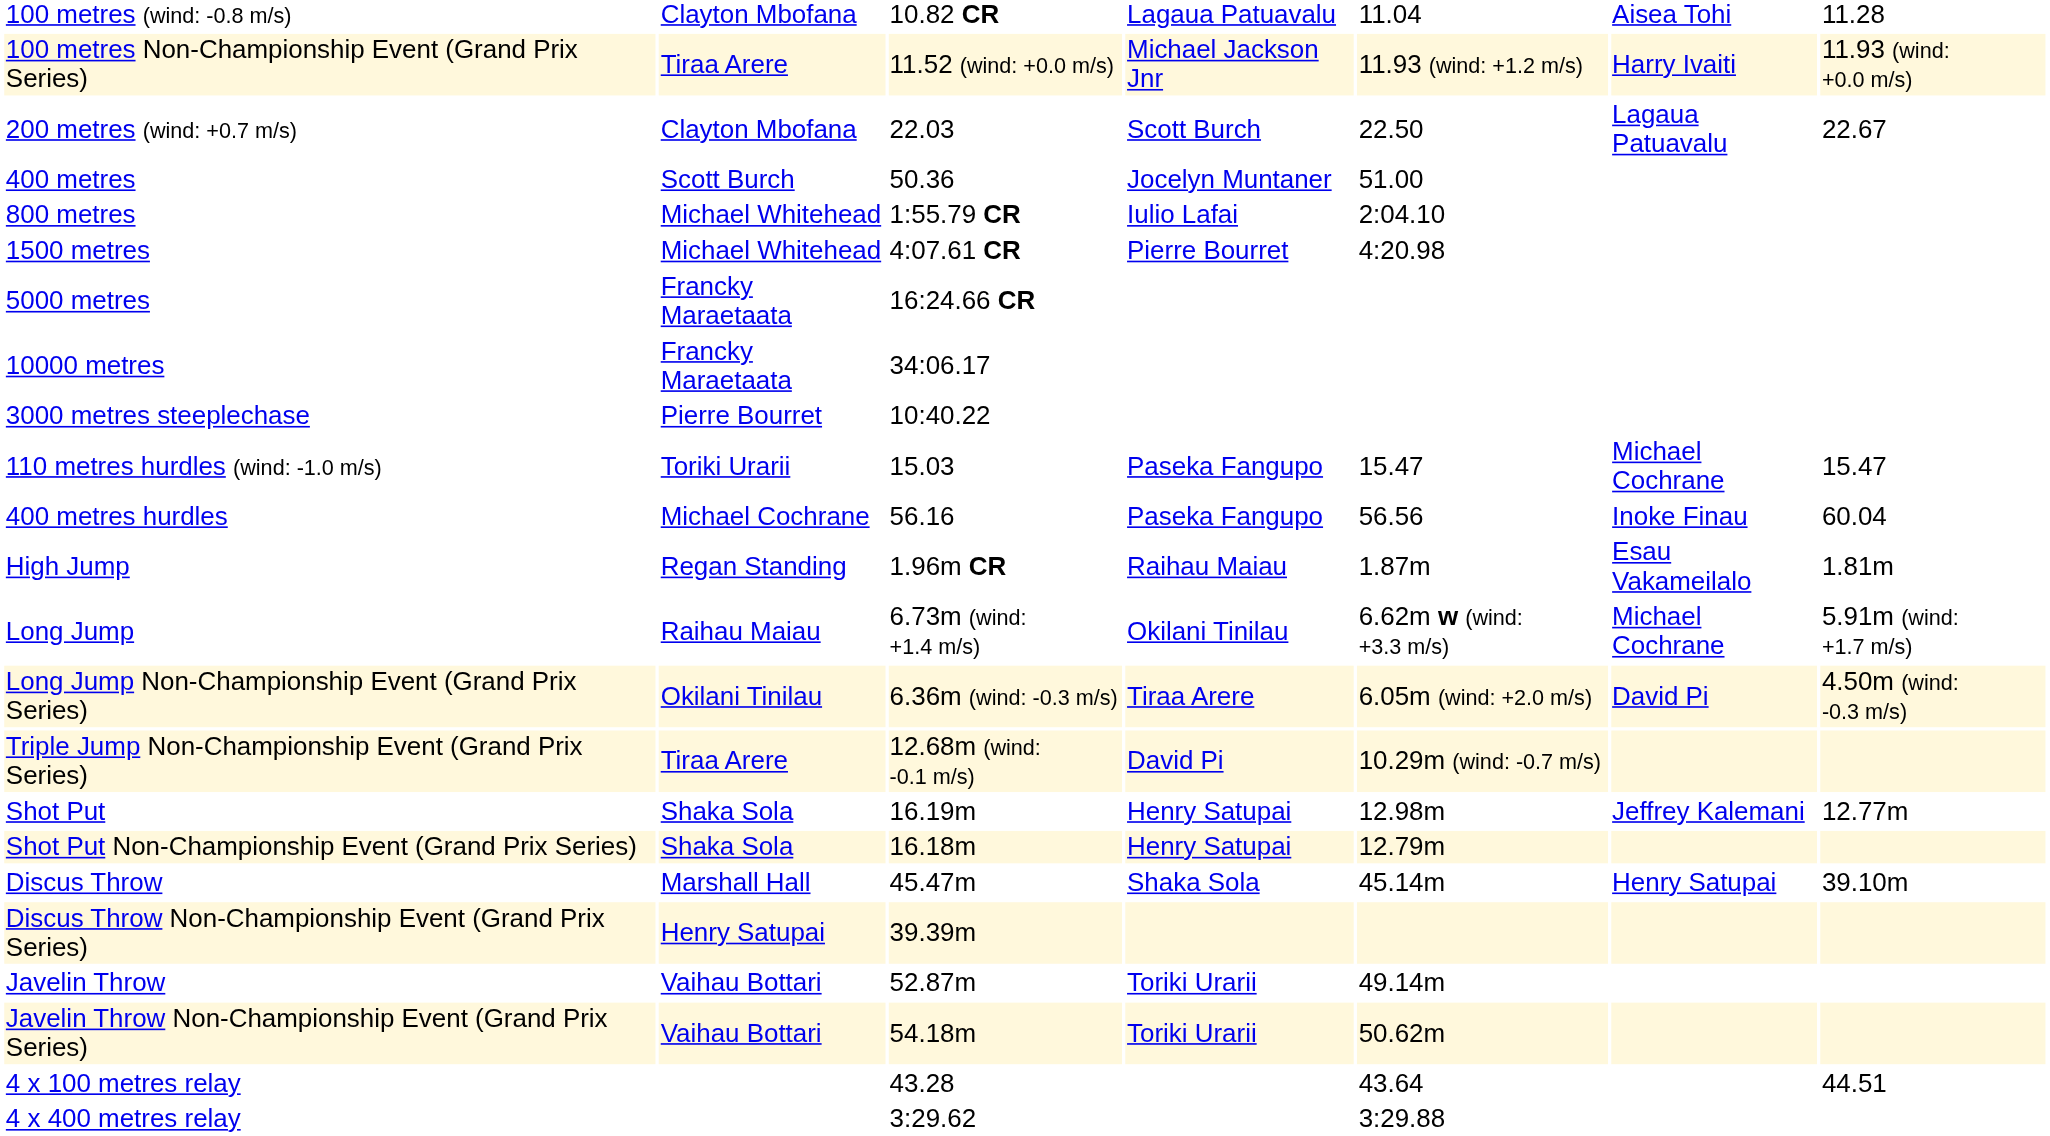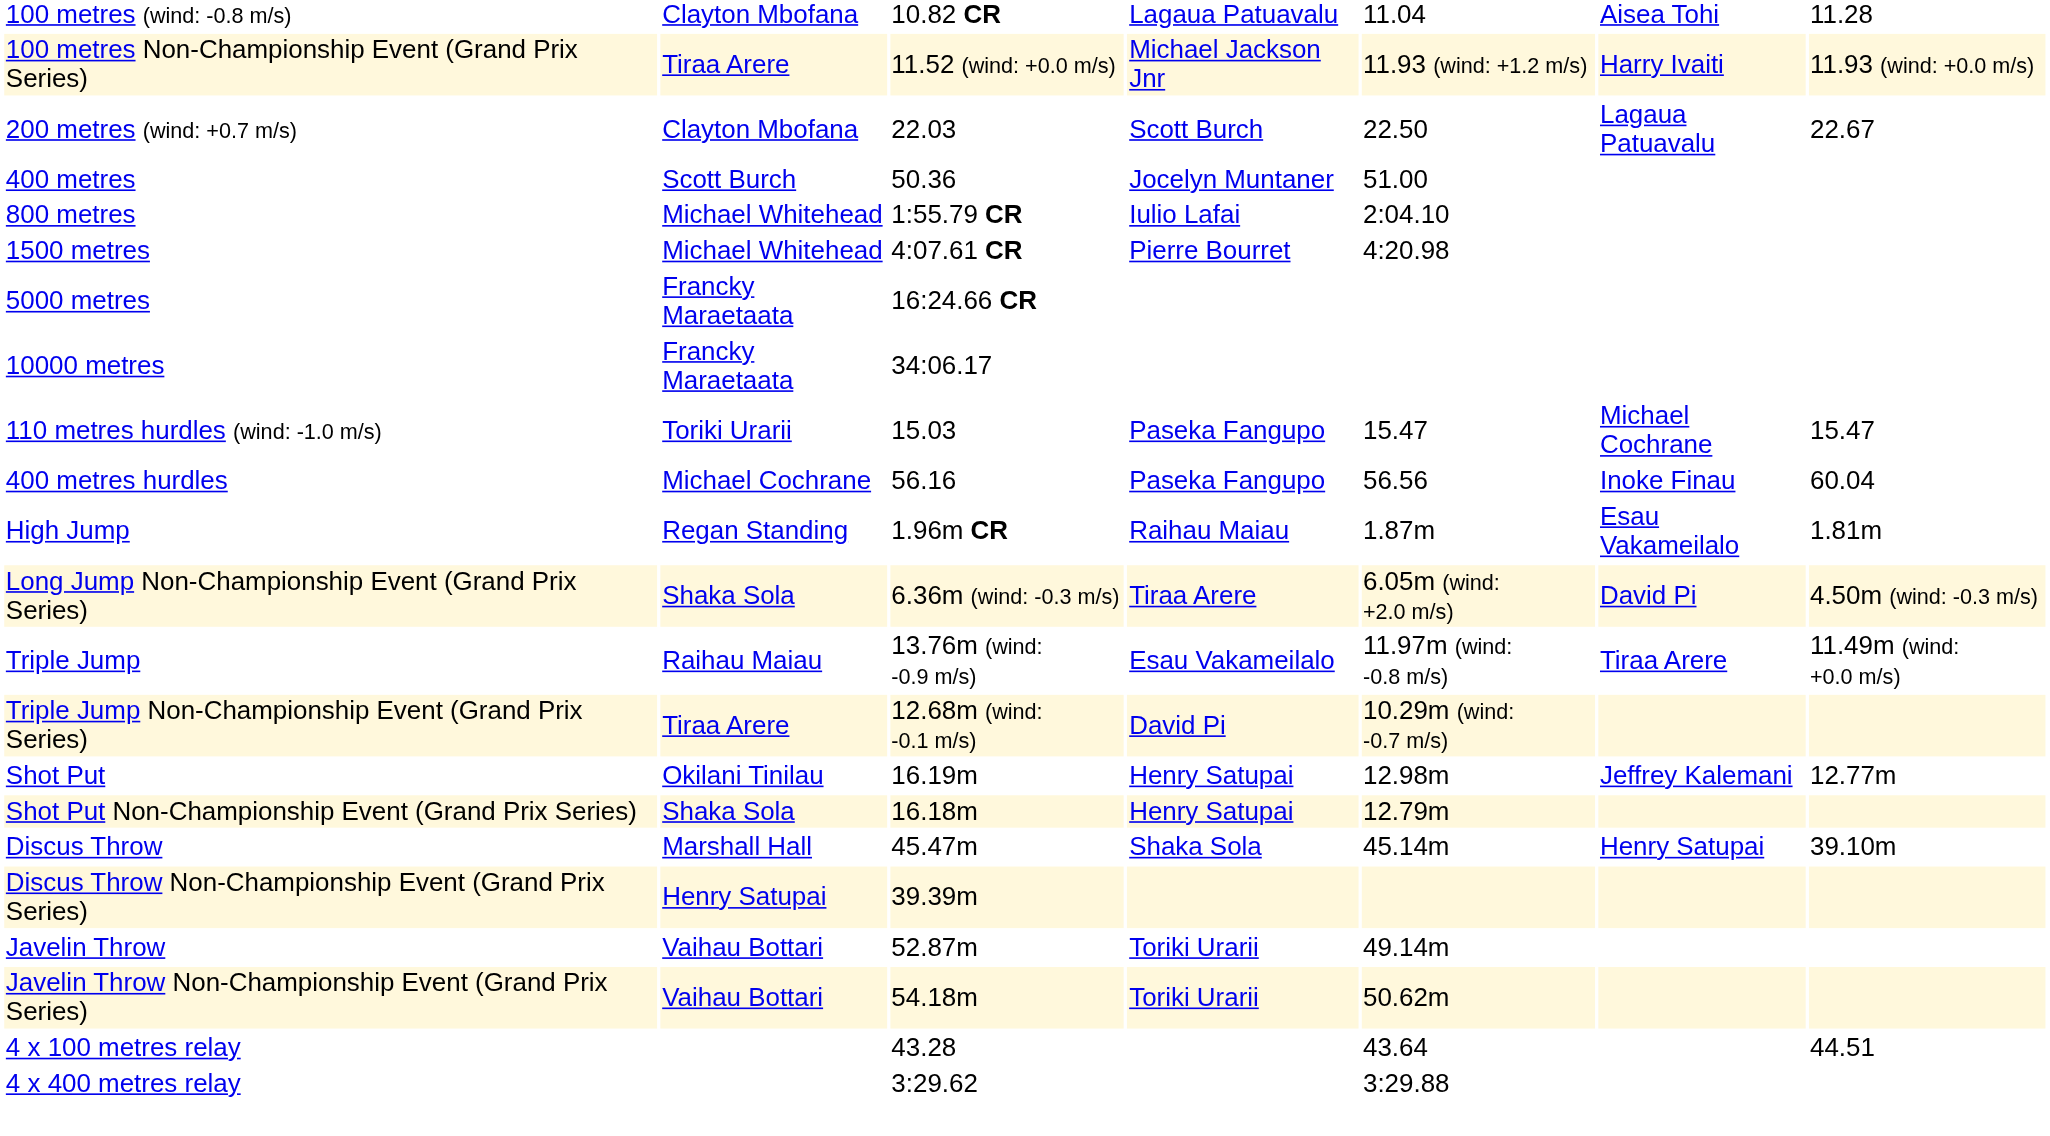- row: (158, 415)
- row: (70, 631)
(741, 696) Okilani Tinilau -> (728, 595) Shaka Sola
+ row: (73, 660)
(727, 811) Shaka Sola -> (743, 775) Okilani Tinilau
